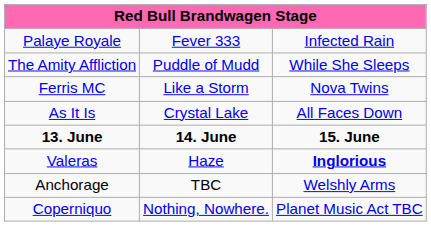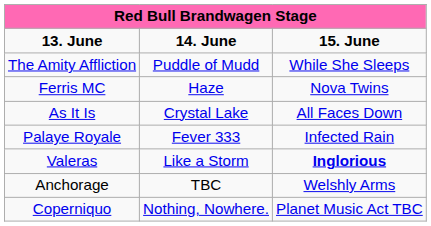rows swapped: (72, 137) <-> (72, 40)
(206, 88) Like a Storm -> (206, 88) Haze
(206, 161) Haze -> (206, 161) Like a Storm
